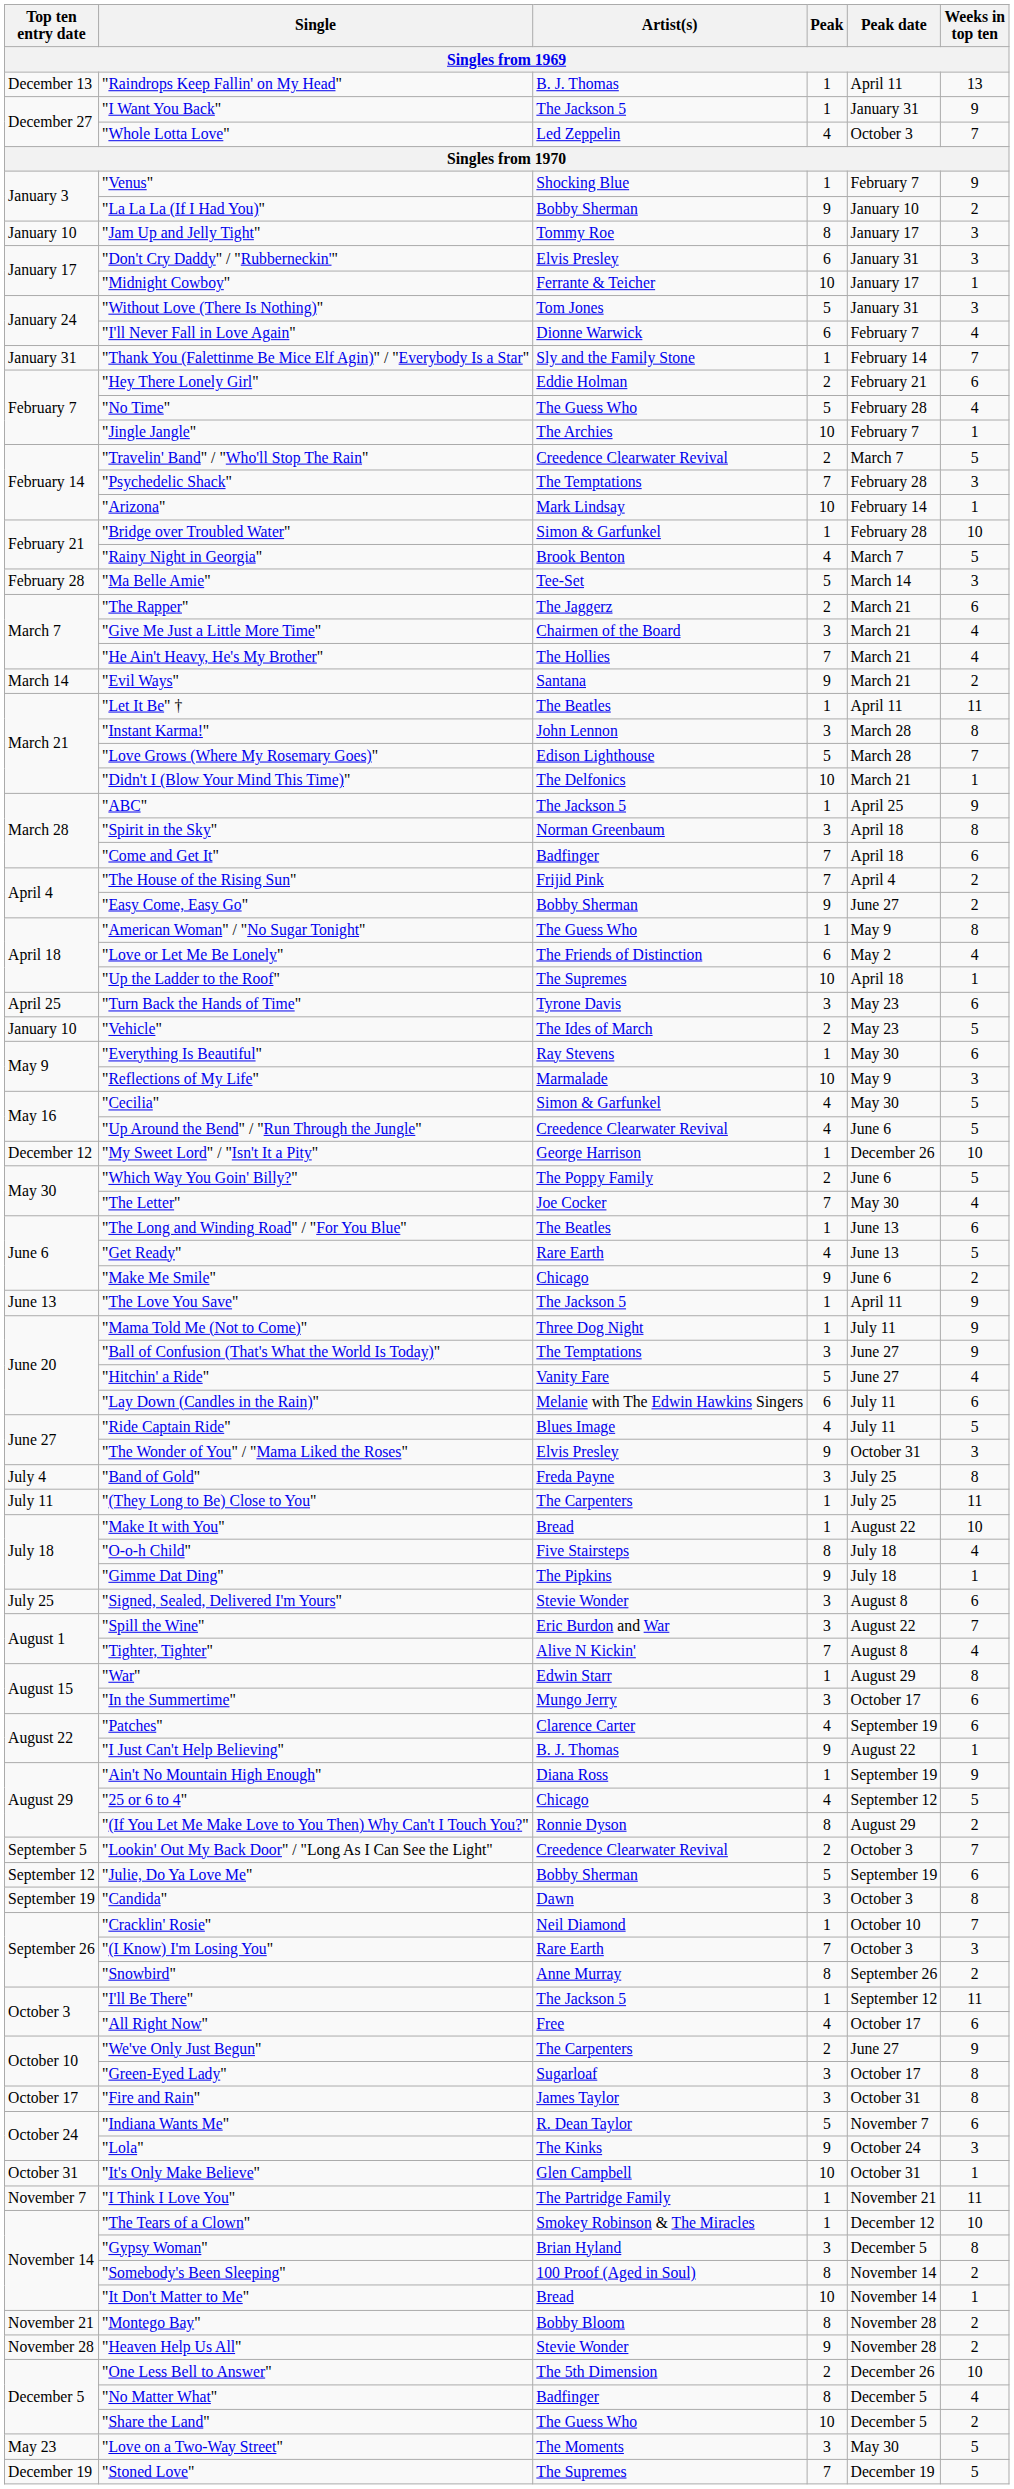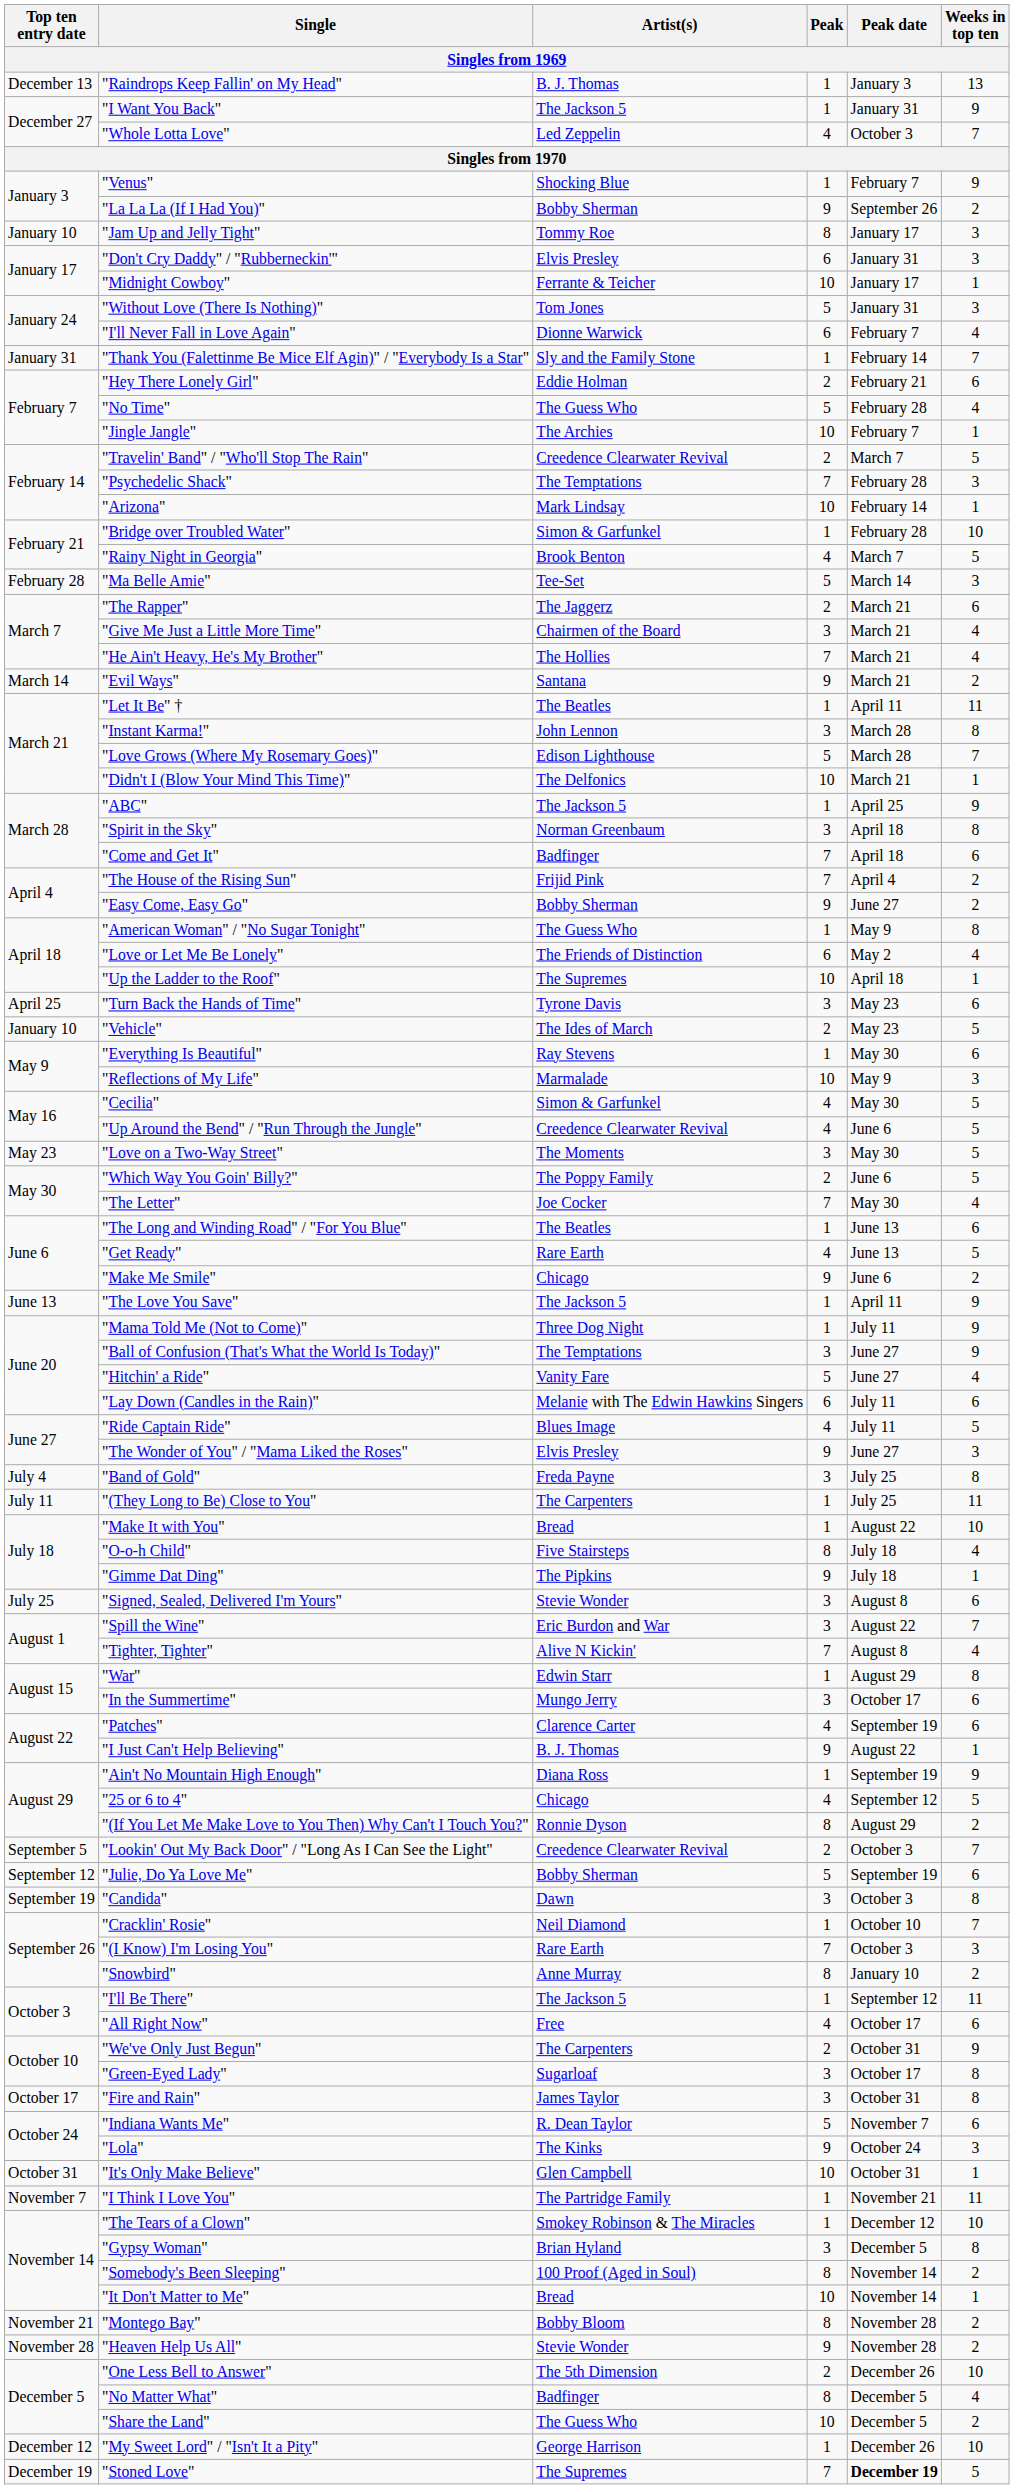(877, 84) April 11 -> (881, 84) January 3
(885, 208) January 10 -> (894, 208) September 26
rows swapped: (192, 2446) <-> (210, 1153)
(886, 1452) October 31 -> (875, 1452) June 27
(894, 1974) September 26 -> (885, 1974) January 10
(875, 2048) June 27 -> (886, 2048) October 31
(893, 2471) normal -> (894, 2471) bold
